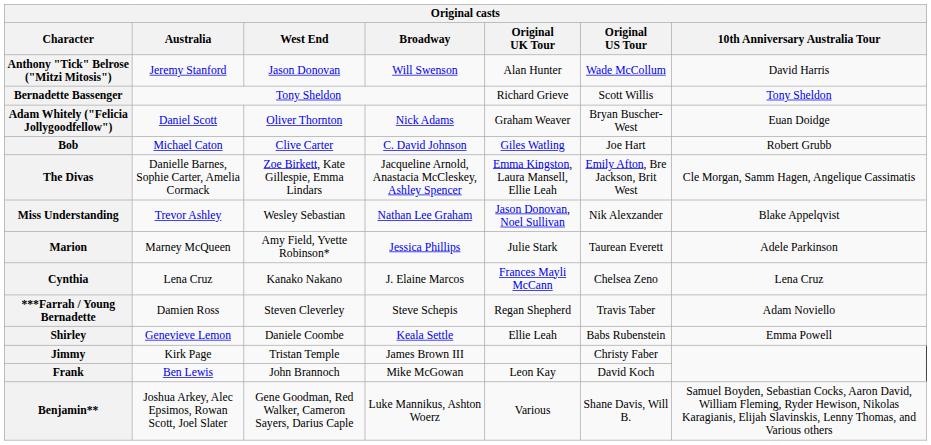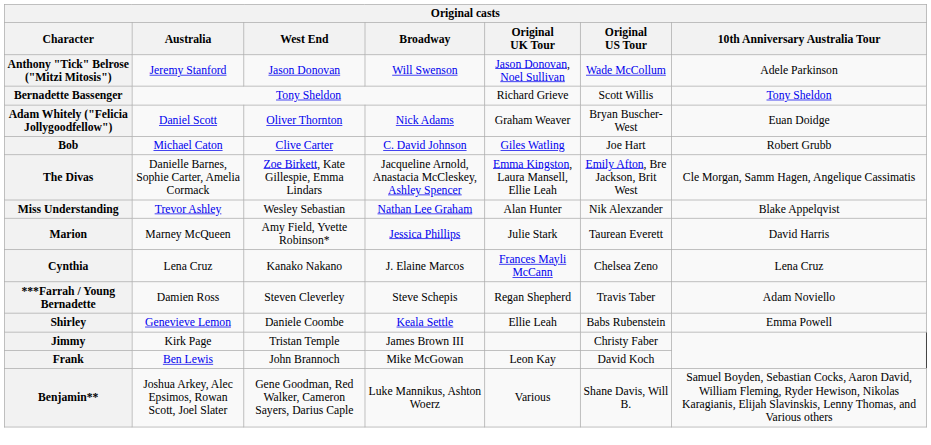(533, 70) Alan Hunter -> (533, 70) Jason Donovan, Noel Sullivan
(799, 70) David Harris -> (799, 70) Adele Parkinson
(533, 215) Jason Donovan, Noel Sullivan -> (533, 209) Alan Hunter
(799, 247) Adele Parkinson -> (799, 234) David Harris
